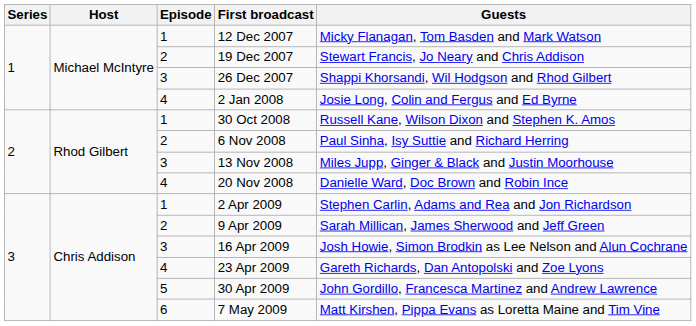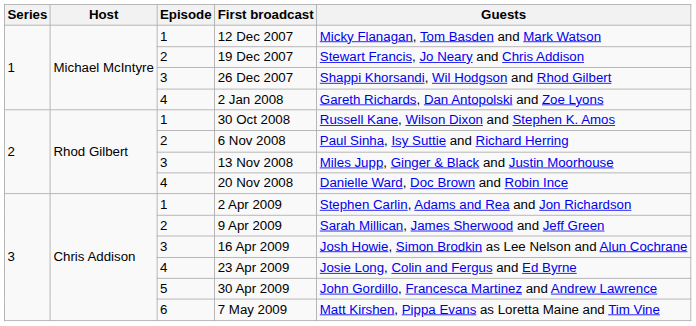(448, 99) Josie Long, Colin and Fergus and Ed Byrne -> (462, 99) Gareth Richards, Dan Antopolski and Zoe Lyons
(462, 267) Gareth Richards, Dan Antopolski and Zoe Lyons -> (448, 267) Josie Long, Colin and Fergus and Ed Byrne
